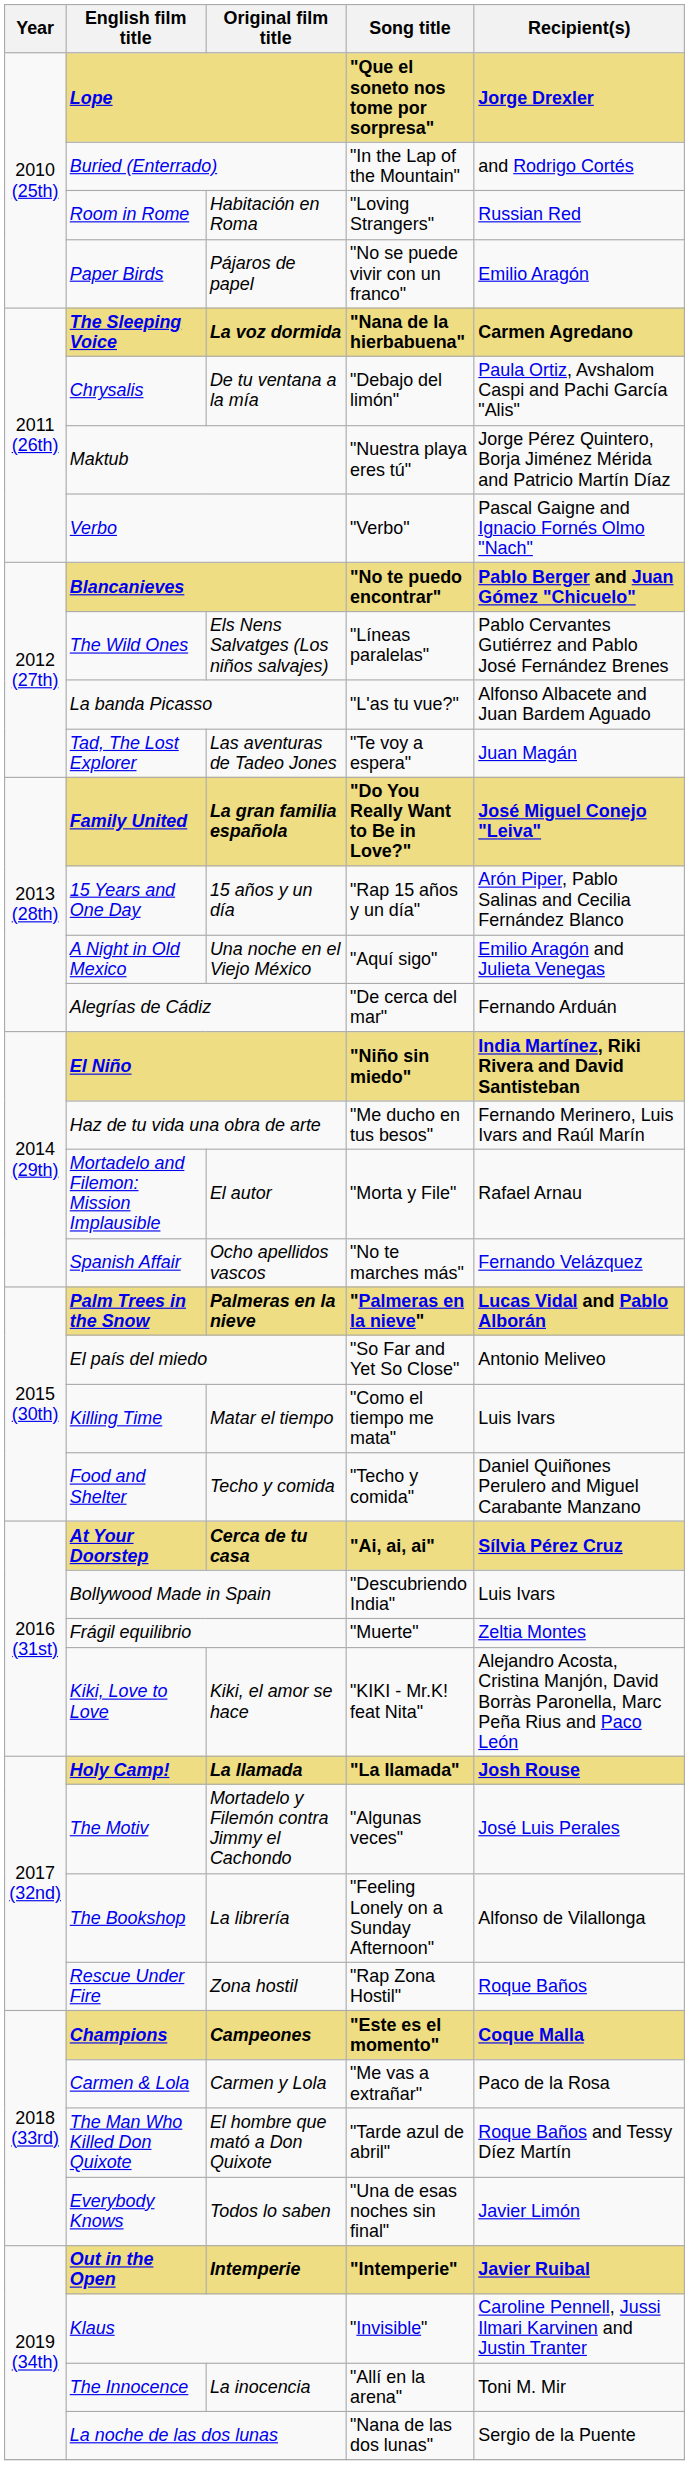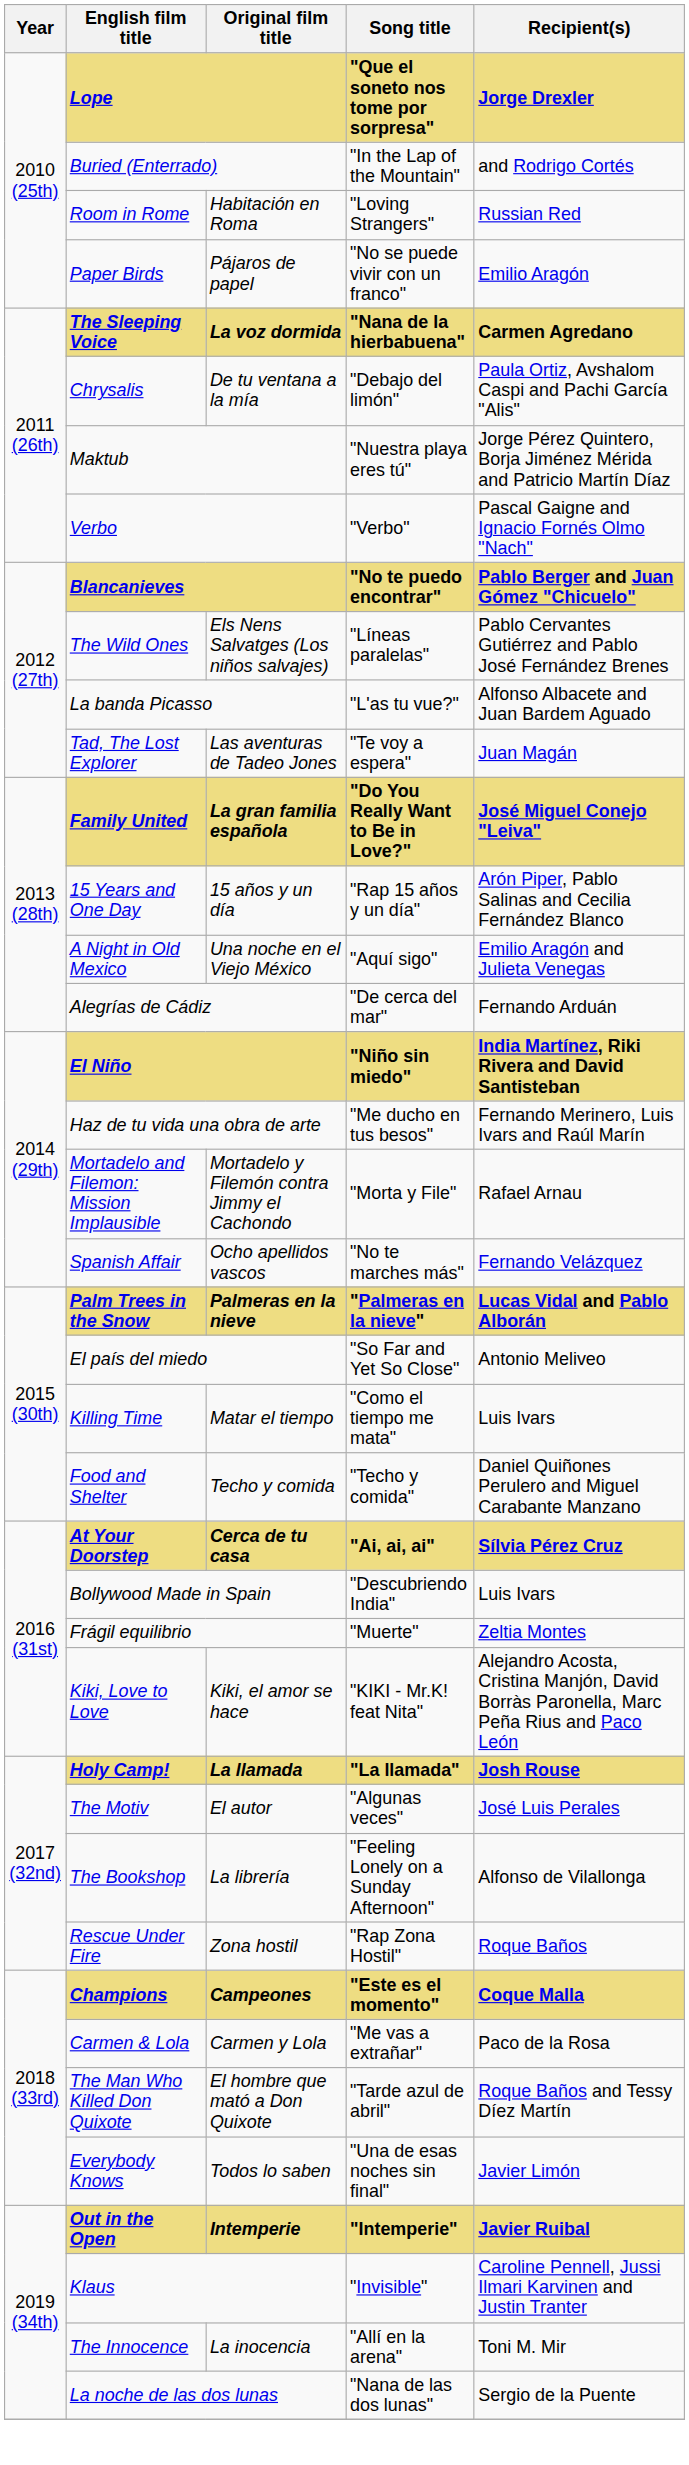(241, 1193) El autor -> (269, 1193) Mortadelo y Filemón contra Jimmy el Cachondo
(269, 1828) Mortadelo y Filemón contra Jimmy el Cachondo -> (241, 1808) El autor
